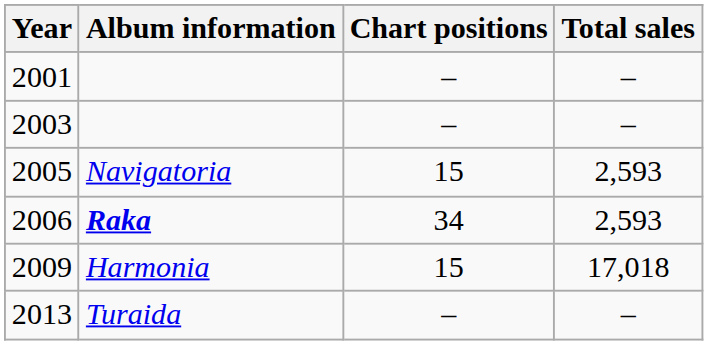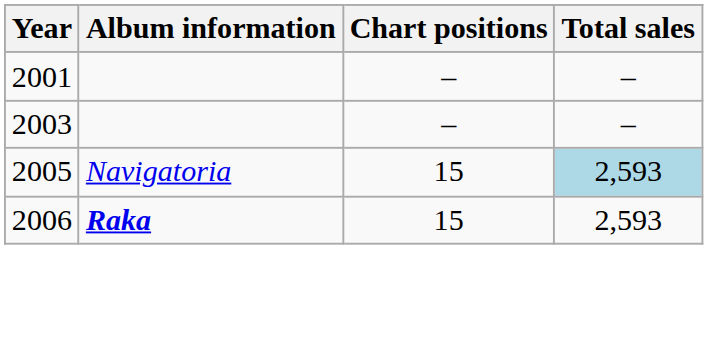(628, 171) no background -> (628, 171) lightblue background
(449, 219) 34 -> (449, 219) 15
- row: (42, 266)
- row: (42, 314)
